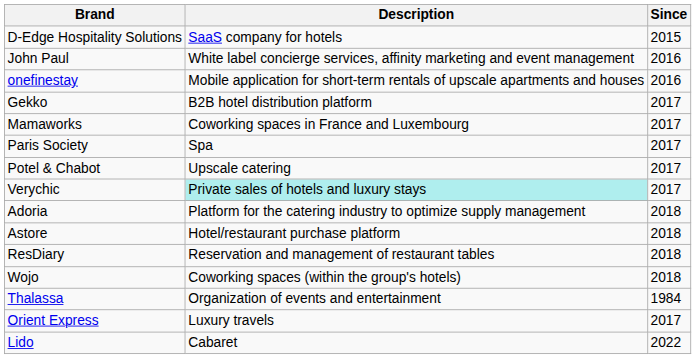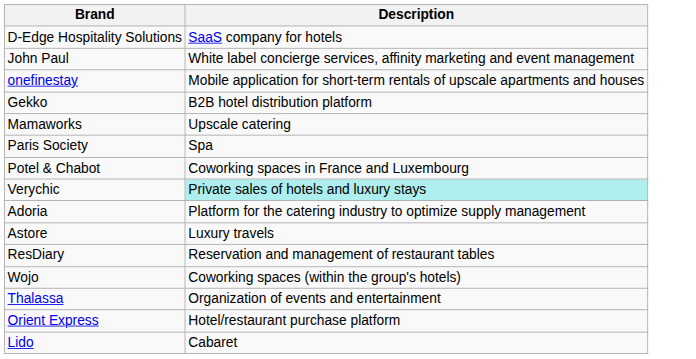- column: (669, 15)
(329, 124) Coworking spaces in France and Luxembourg -> (240, 124) Upscale catering
(240, 168) Upscale catering -> (329, 168) Coworking spaces in France and Luxembourg
(294, 233) Hotel/restaurant purchase platform -> (231, 233) Luxury travels
(231, 320) Luxury travels -> (294, 320) Hotel/restaurant purchase platform
